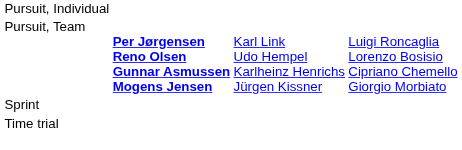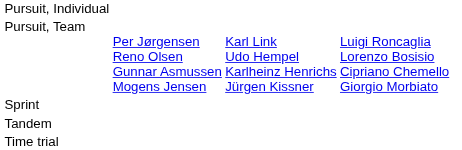(171, 64) bold -> (167, 64) normal
+ row: (28, 123)
